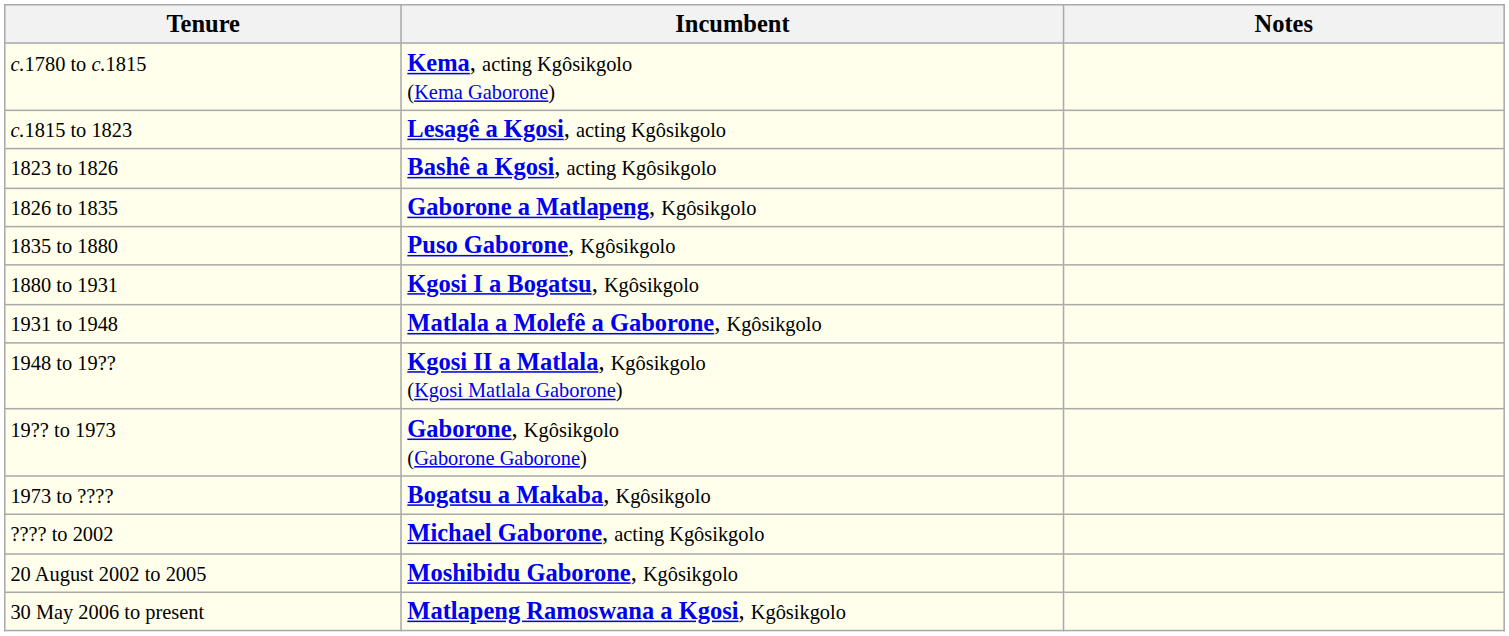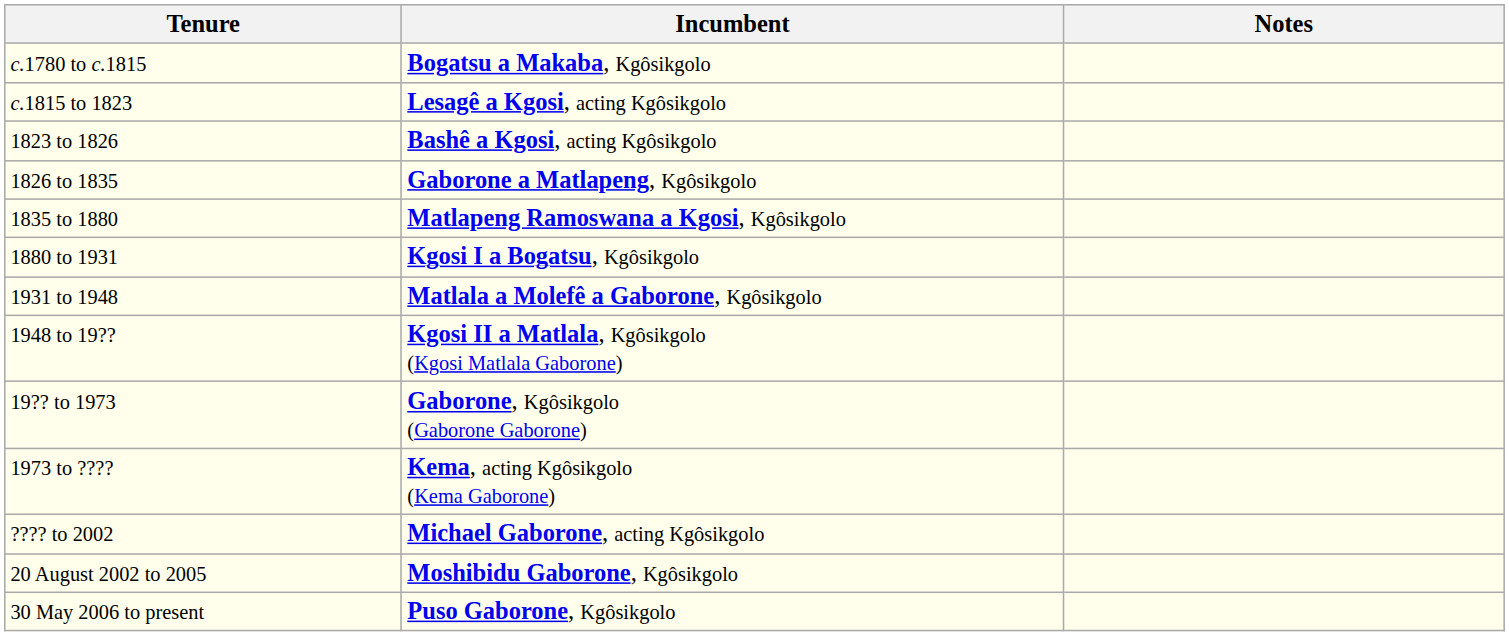(520, 76) Kema, acting Kgôsikgolo (Kema Gaborone) -> (559, 62) Bogatsu a Makaba, Kgôsikgolo
(541, 245) Puso Gaborone, Kgôsikgolo -> (627, 218) Matlapeng Ramoswana a Kgosi, Kgôsikgolo
(559, 494) Bogatsu a Makaba, Kgôsikgolo -> (520, 480) Kema, acting Kgôsikgolo (Kema Gaborone)
(627, 611) Matlapeng Ramoswana a Kgosi, Kgôsikgolo -> (541, 611) Puso Gaborone, Kgôsikgolo
